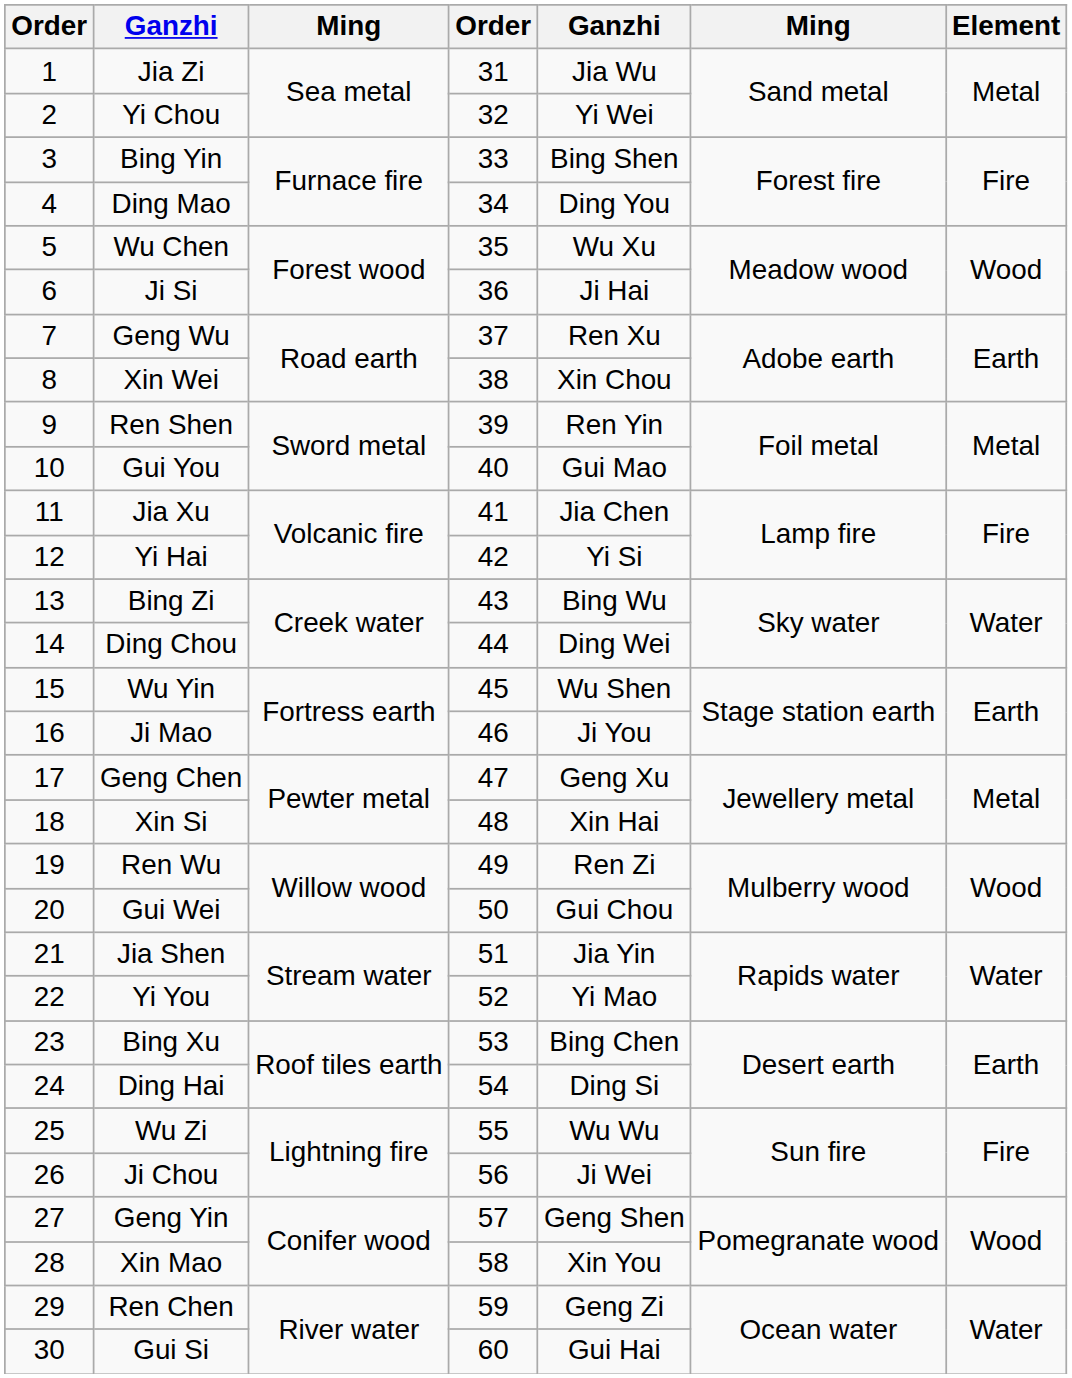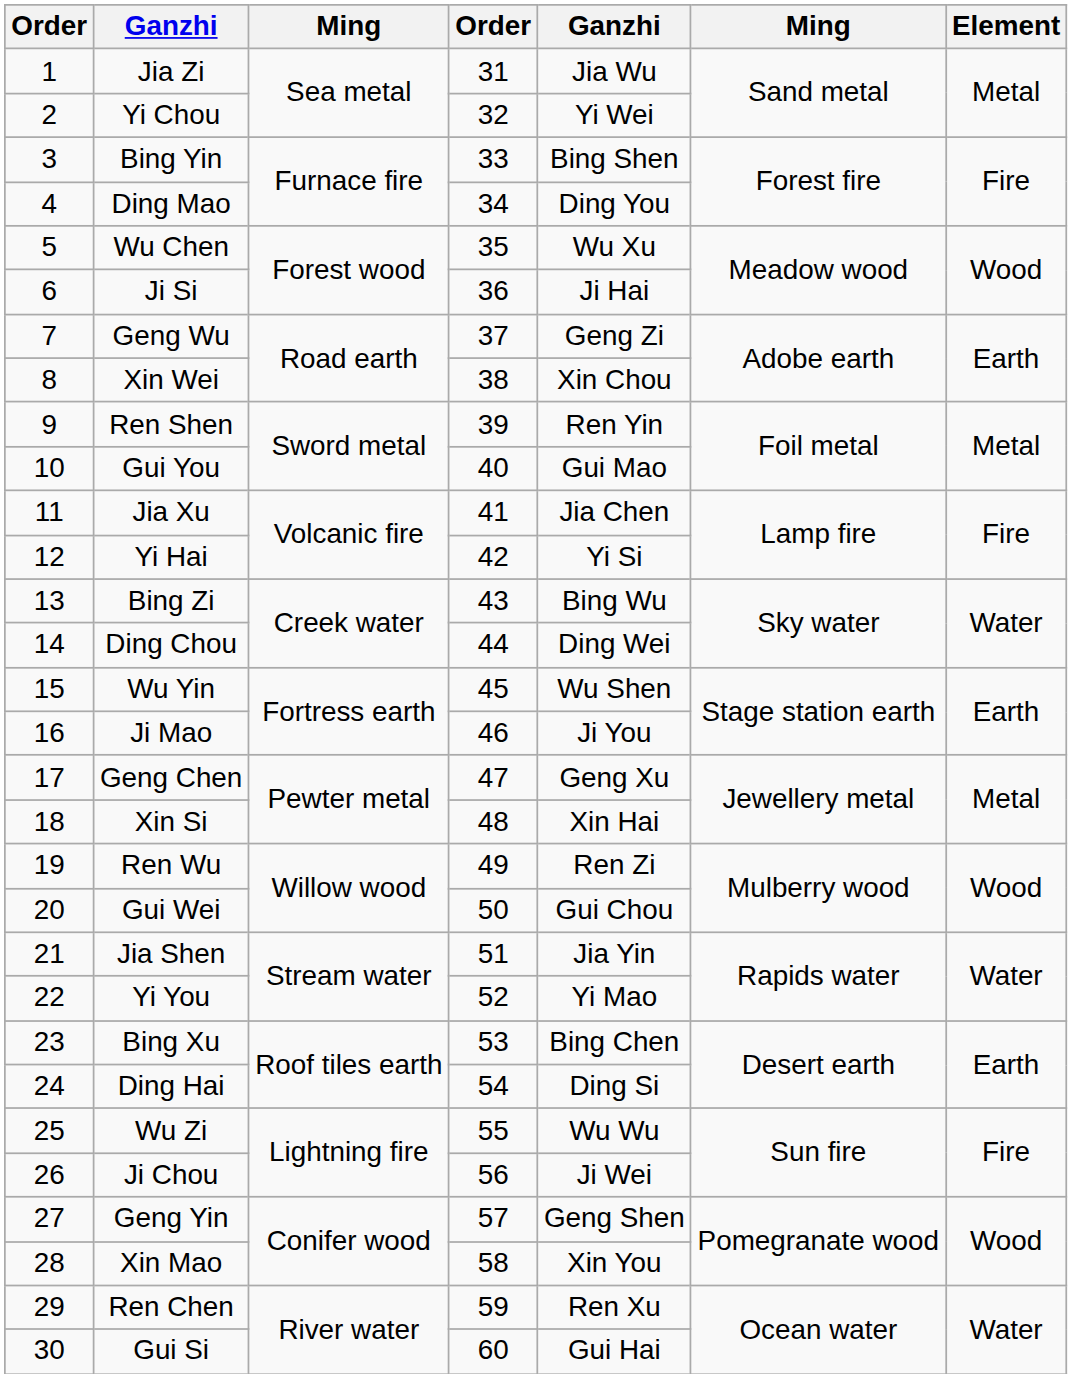(614, 335) Ren Xu -> (614, 335) Geng Zi
(614, 1306) Geng Zi -> (614, 1306) Ren Xu
